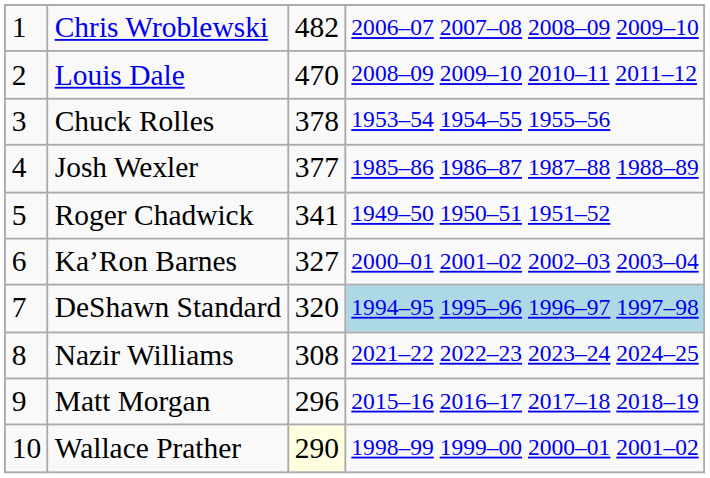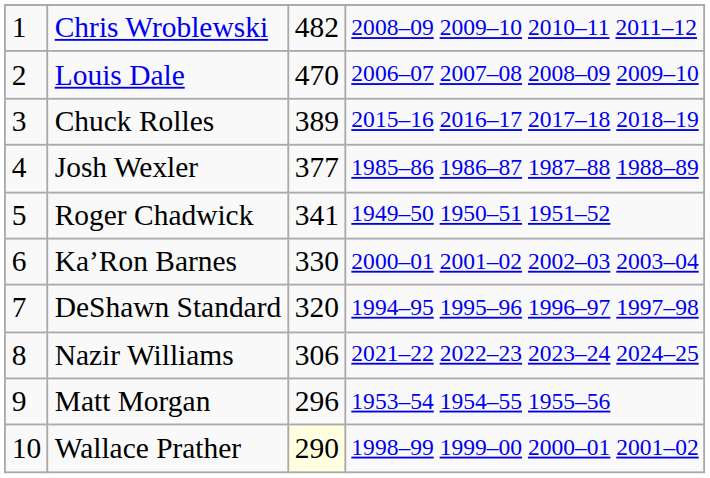(525, 27) 2006–07 2007–08 2008–09 2009–10 -> (524, 27) 2008–09 2009–10 2010–11 2011–12
(524, 74) 2008–09 2009–10 2010–11 2011–12 -> (525, 74) 2006–07 2007–08 2008–09 2009–10
(317, 121) 378 -> (317, 121) 389
(481, 121) 1953–54 1954–55 1955–56 -> (525, 121) 2015–16 2016–17 2017–18 2018–19
(317, 261) 327 -> (317, 261) 330
(525, 307) lightblue background -> (525, 307) no background
(317, 354) 308 -> (317, 354) 306
(525, 401) 2015–16 2016–17 2017–18 2018–19 -> (481, 401) 1953–54 1954–55 1955–56
